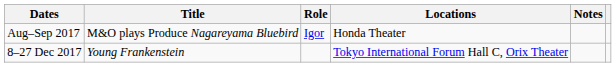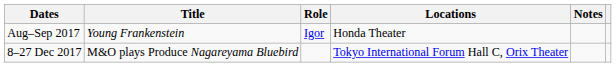(193, 33) M&O plays Produce Nagareyama Bluebird -> (136, 33) Young Frankenstein
(136, 52) Young Frankenstein -> (193, 52) M&O plays Produce Nagareyama Bluebird
